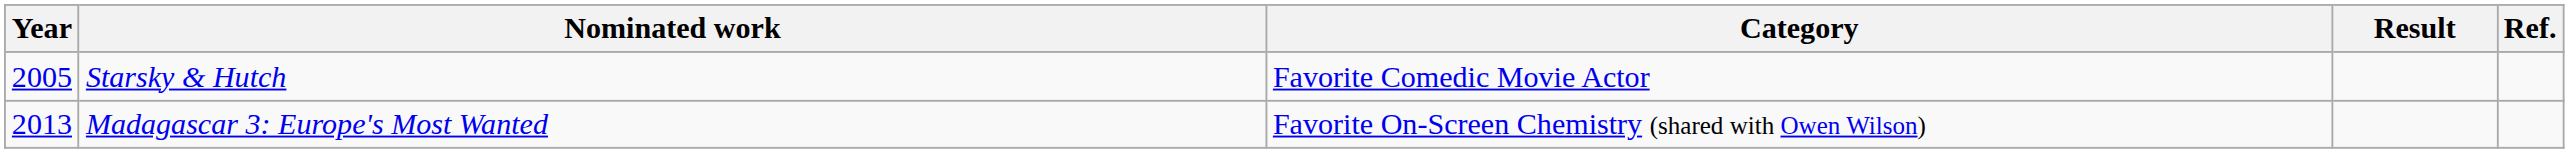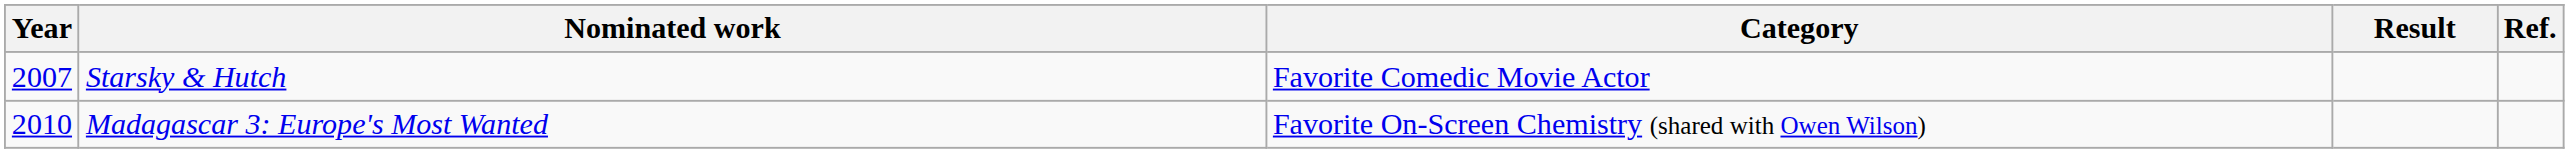(42, 76) 2005 -> (42, 76) 2007
(42, 123) 2013 -> (42, 123) 2010
